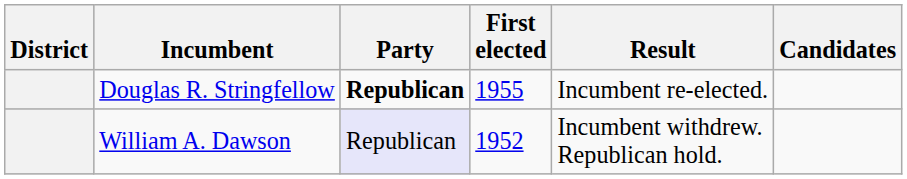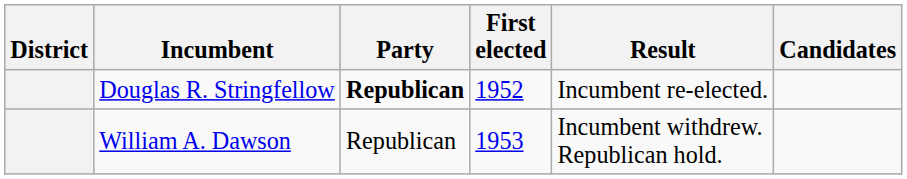(499, 89) 1955 -> (499, 89) 1952
(401, 141) lavender background -> (401, 141) no background
(499, 141) 1952 -> (499, 141) 1953
